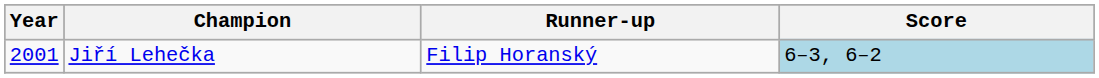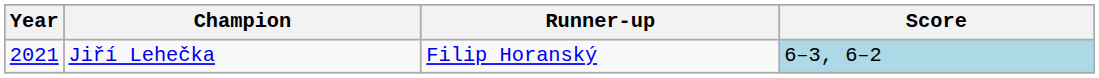(34, 56) 2001 -> (34, 56) 2021
